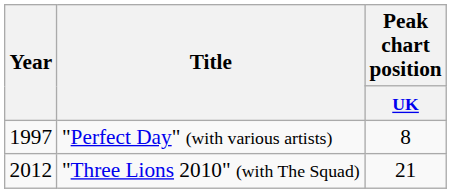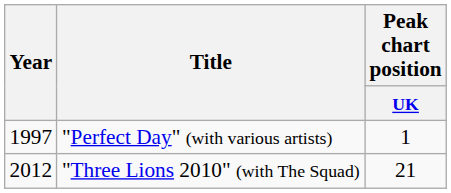(406, 136) 8 -> (406, 136) 1
